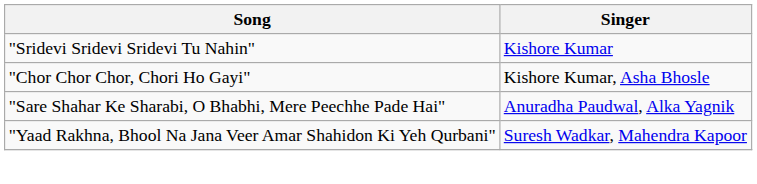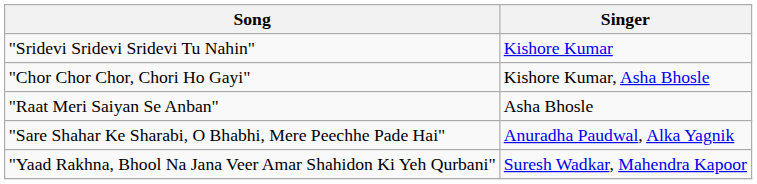+ row: (114, 106)
